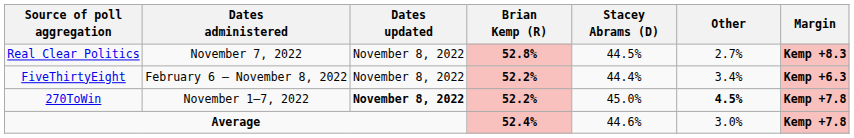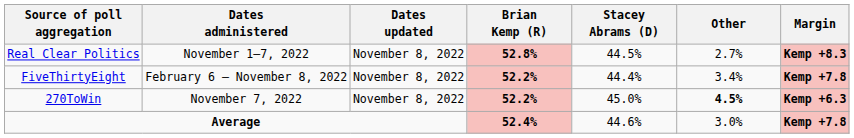(246, 54) November 7, 2022 -> (246, 54) November 1–7, 2022
(815, 77) Kemp +6.3 -> (815, 77) Kemp +7.8
(246, 99) November 1–7, 2022 -> (246, 99) November 7, 2022
(409, 99) bold -> (409, 99) normal
(815, 99) Kemp +7.8 -> (815, 99) Kemp +6.3
